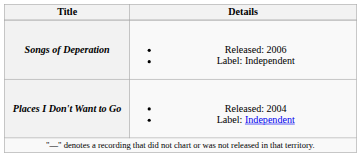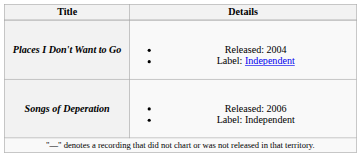rows swapped: (67, 108) <-> (67, 49)
